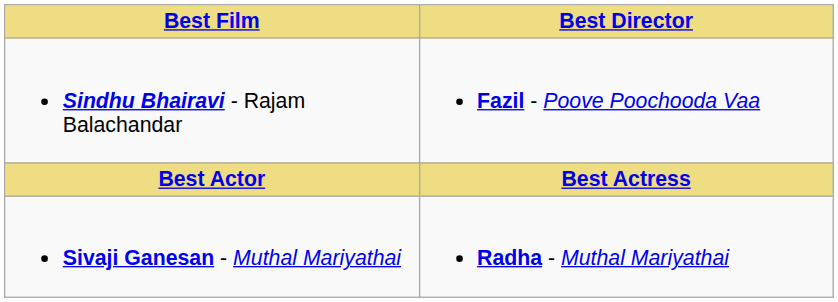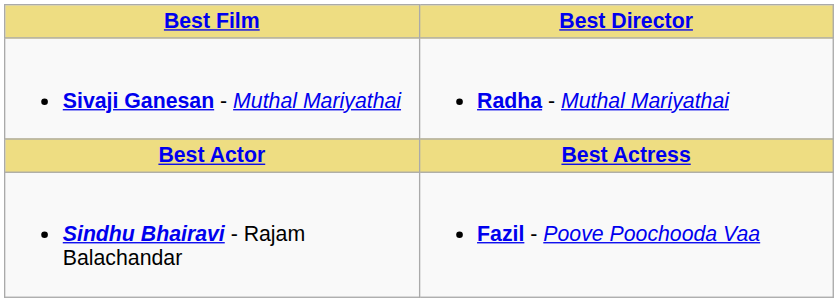rows swapped: (212, 112) <-> (212, 258)
